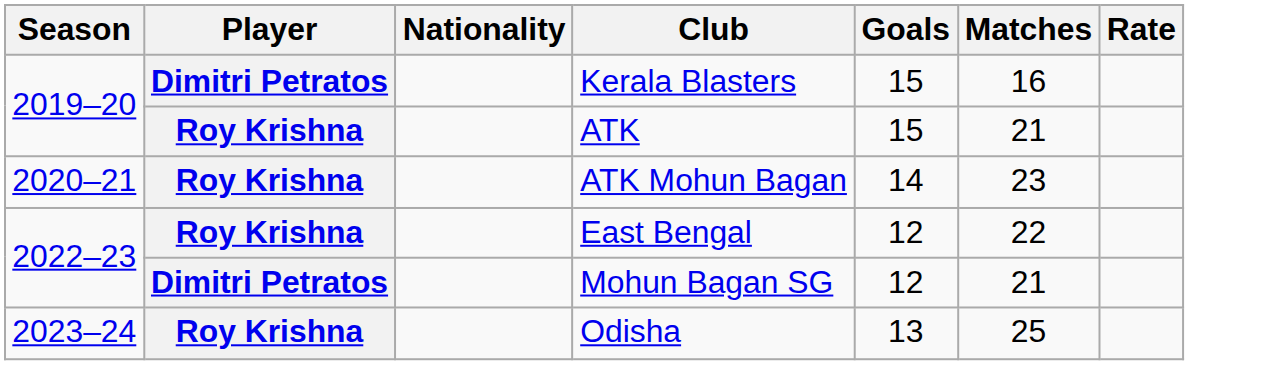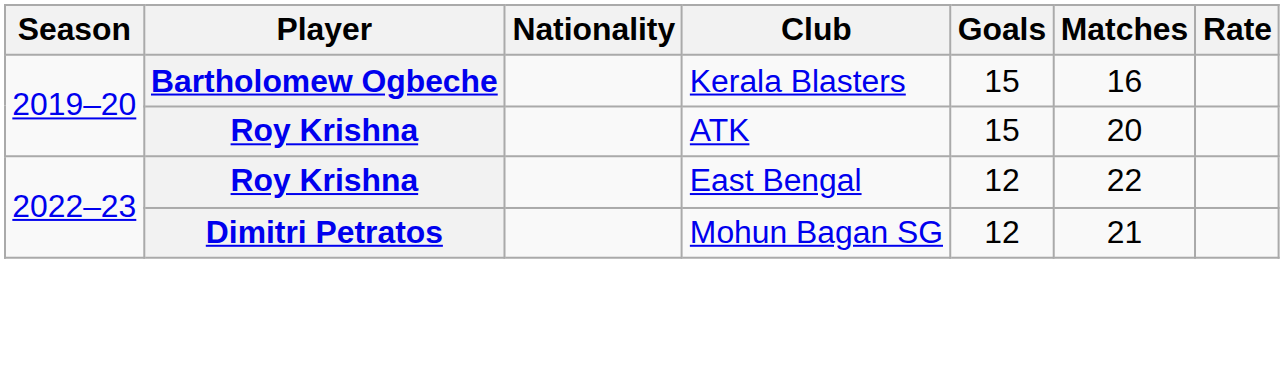(270, 80) Dimitri Petratos -> (324, 80) Bartholomew Ogbeche
(1028, 130) 21 -> (1125, 130) 20
- row: (714, 181)
- row: (631, 332)
